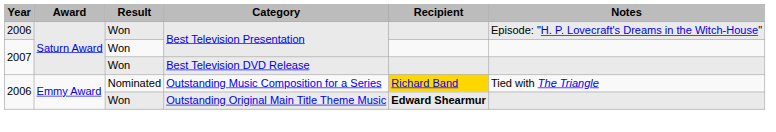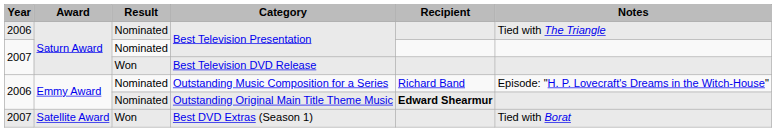(119, 30) Won -> (141, 30) Nominated
(626, 30) Episode: "H. P. Lovecraft's Dreams in the Witch-House" -> (552, 30) Tied with The Triangle
(119, 48) Won -> (141, 48) Nominated
(425, 83) gold background -> (432, 83) no background
(545, 83) Tied with The Triangle -> (633, 83) Episode: "H. P. Lovecraft's Dreams in the Witch-House"
(119, 100) Won -> (141, 100) Nominated
+ row: (19, 118)
